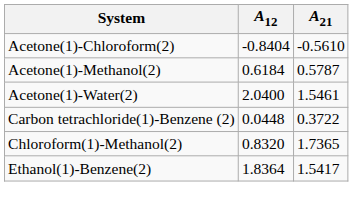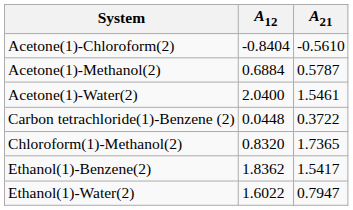(263, 70) 0.6184 -> (263, 70) 0.6884
(263, 168) 1.8364 -> (263, 168) 1.8362
+ row: (71, 193)
